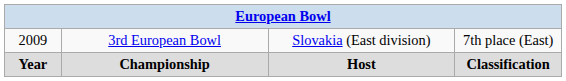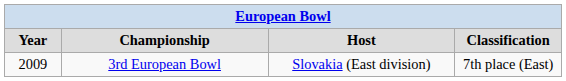rows swapped: (33, 64) <-> (33, 40)
